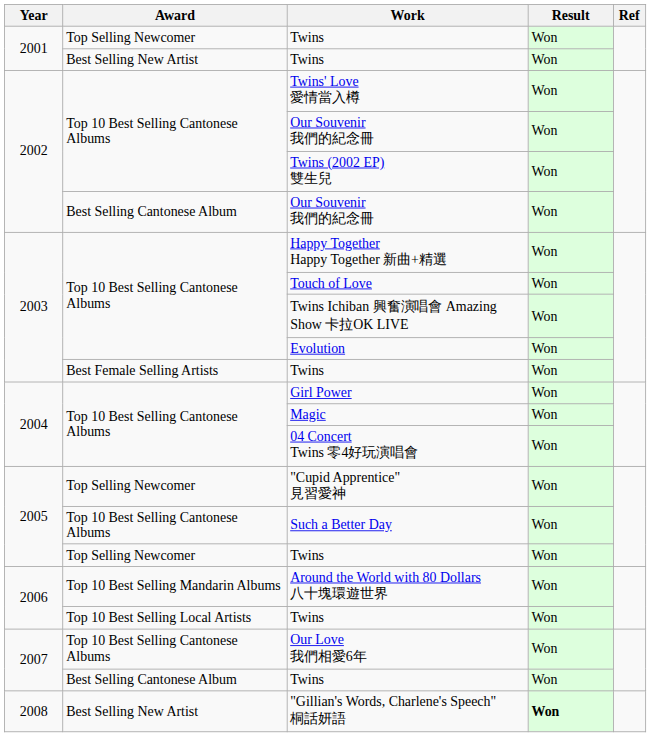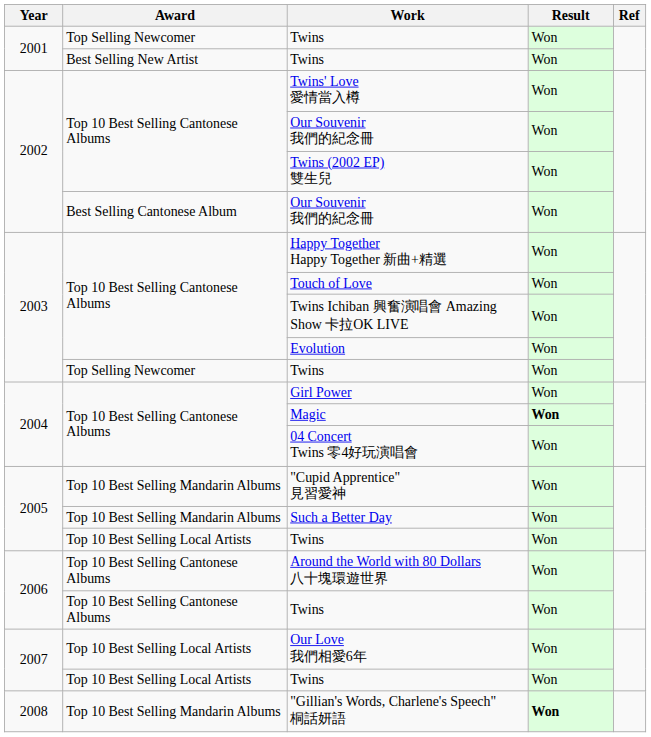(142, 370) Best Female Selling Artists -> (131, 370) Top Selling Newcomer
(571, 415) normal -> (571, 415) bold
(131, 486) Top Selling Newcomer -> (173, 486) Top 10 Best Selling Mandarin Albums
(152, 525) Top 10 Best Selling Cantonese Albums -> (173, 517) Top 10 Best Selling Mandarin Albums
(131, 555) Top Selling Newcomer -> (159, 539) Top 10 Best Selling Local Artists
(173, 586) Top 10 Best Selling Mandarin Albums -> (152, 570) Top 10 Best Selling Cantonese Albums
(159, 617) Top 10 Best Selling Local Artists -> (152, 609) Top 10 Best Selling Cantonese Albums
(152, 648) Top 10 Best Selling Cantonese Albums -> (159, 648) Top 10 Best Selling Local Artists
(152, 680) Best Selling Cantonese Album -> (159, 680) Top 10 Best Selling Local Artists
(132, 711) Best Selling New Artist -> (173, 711) Top 10 Best Selling Mandarin Albums
